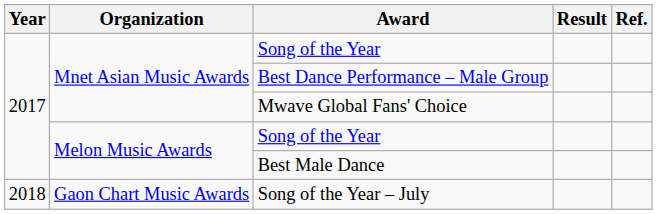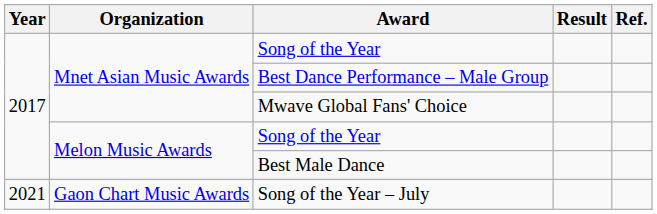(27, 194) 2018 -> (27, 194) 2021
